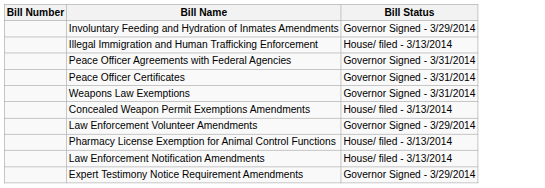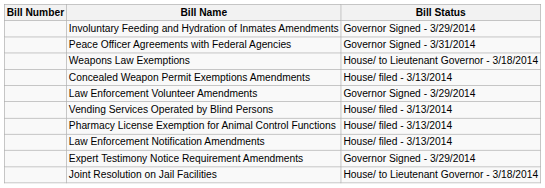- row: (193, 45)
- row: (127, 77)
(409, 93) Governor Signed - 3/31/2014 -> (441, 61) House/ to Lieutenant Governor - 3/18/2014
+ row: (171, 110)
+ row: (143, 175)
